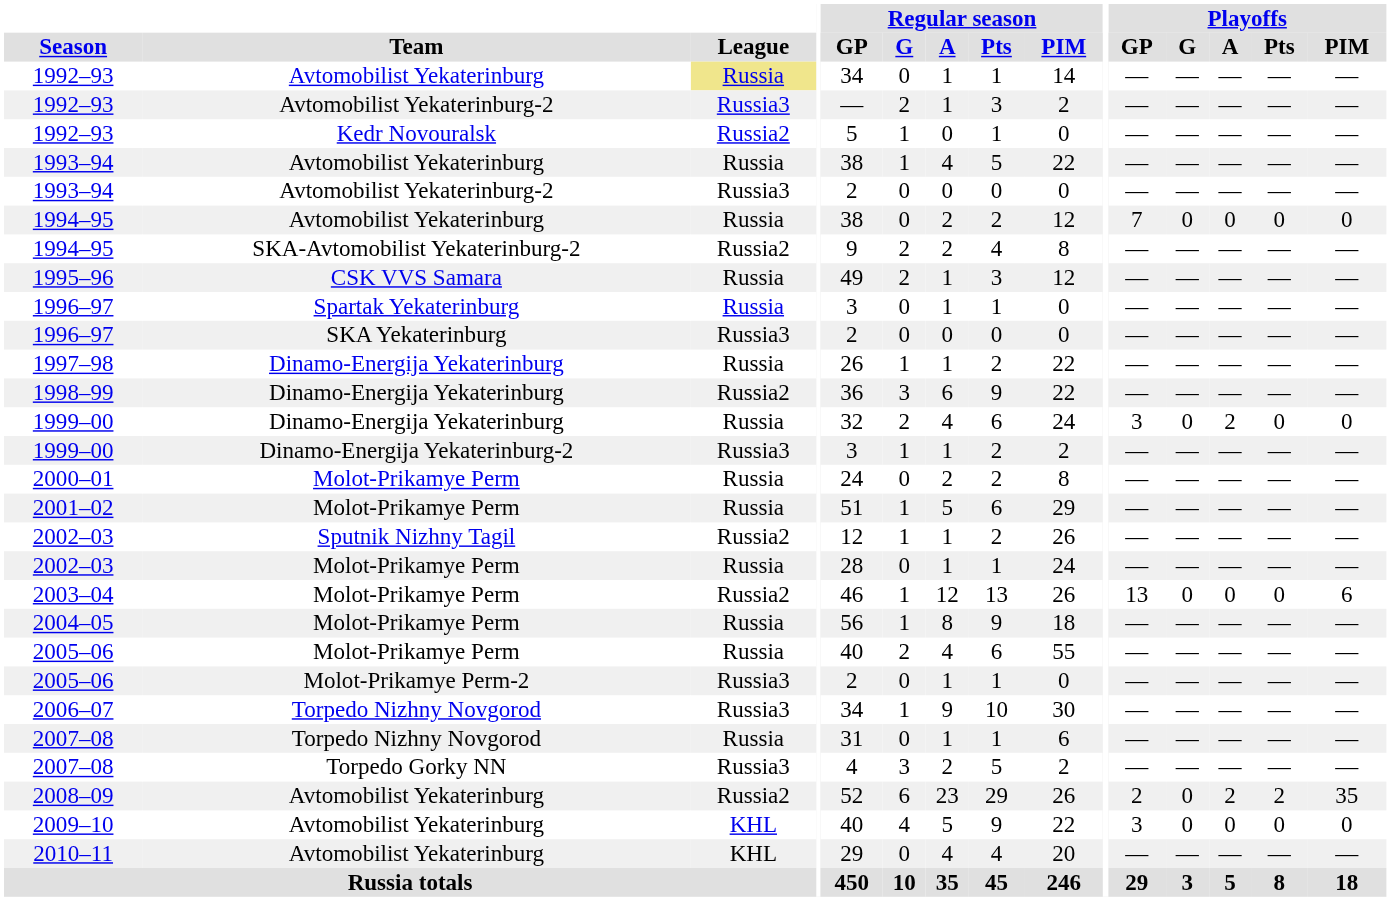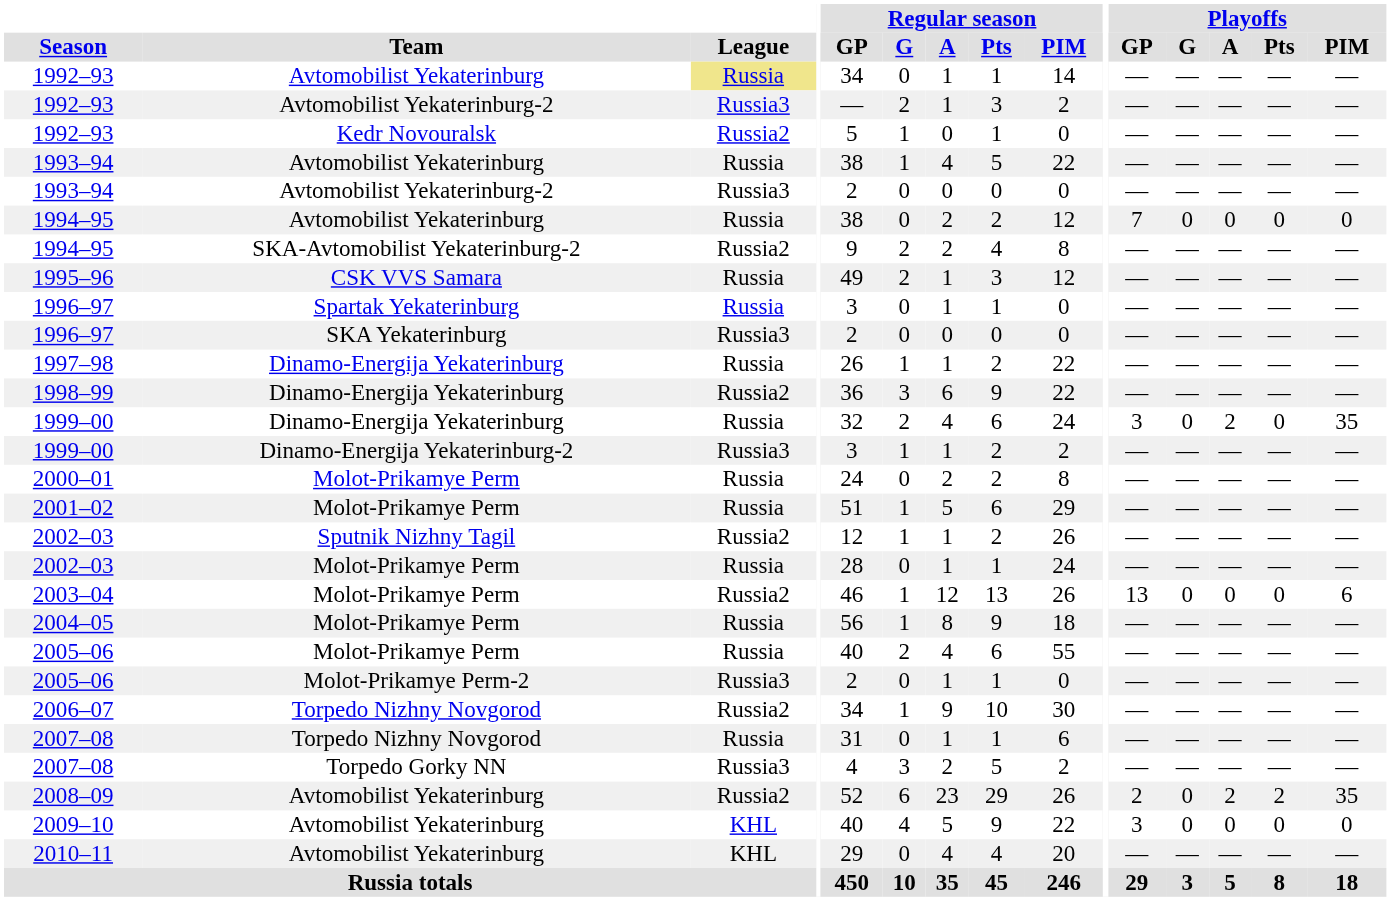(1347, 421) 0 -> (1347, 421) 35
(753, 709) Russia3 -> (753, 709) Russia2
